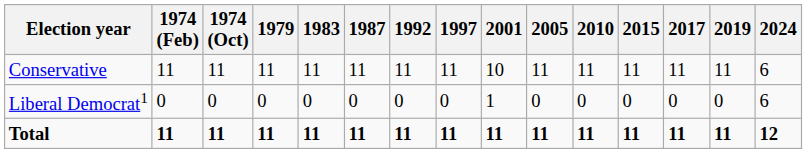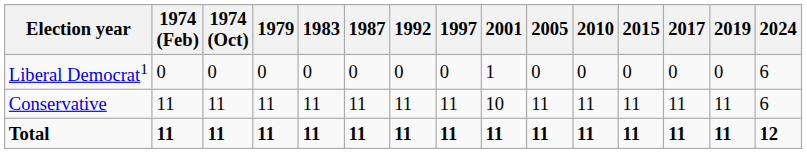rows swapped: (58, 69) <-> (78, 101)
